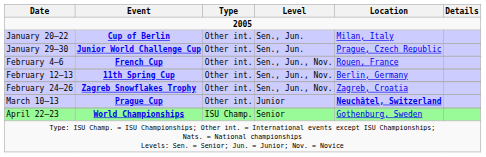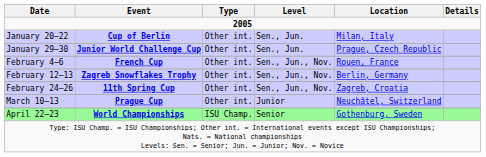(139, 75) 11th Spring Cup -> (139, 75) Zagreb Snowflakes Trophy
(139, 88) Zagreb Snowflakes Trophy -> (139, 88) 11th Spring Cup
(389, 101) bold -> (389, 101) normal
